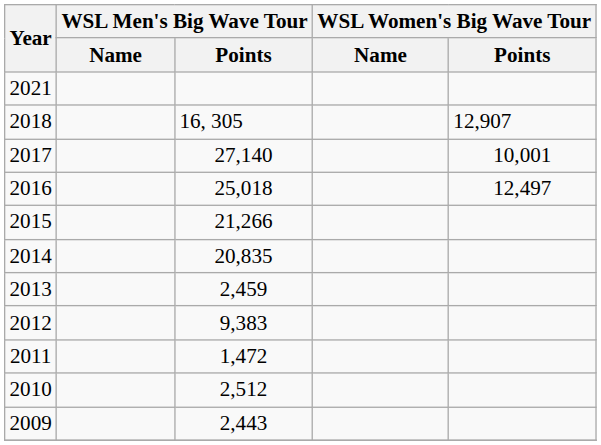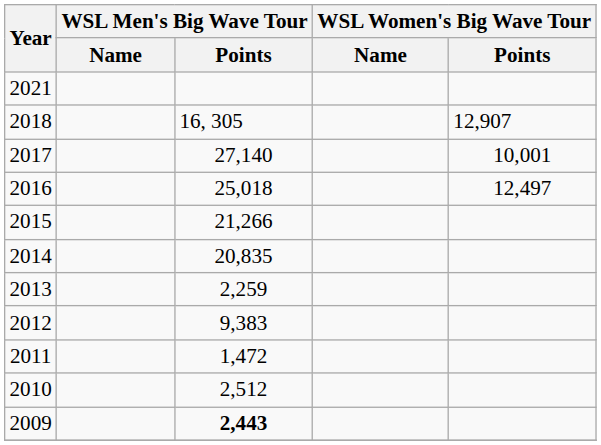(243, 289) 2,459 -> (243, 289) 2,259
(243, 423) normal -> (243, 423) bold
